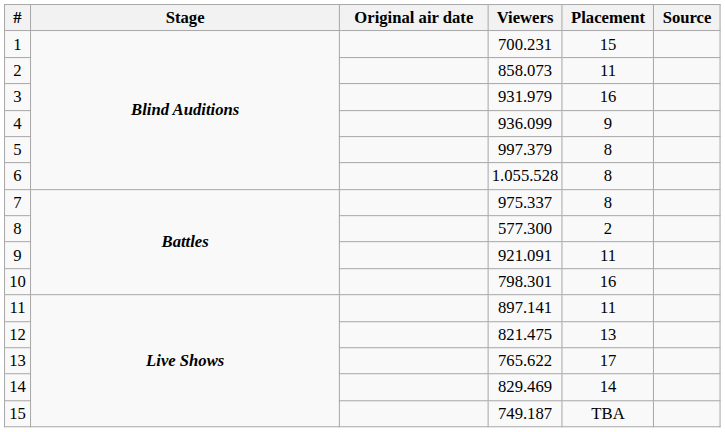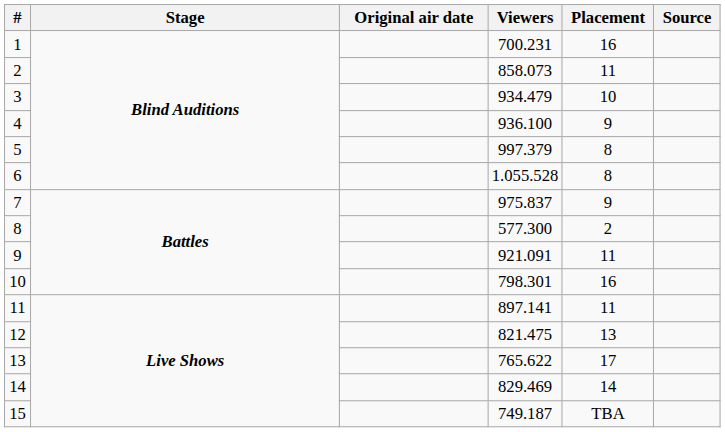(608, 44) 15 -> (608, 44) 16
(525, 96) 931.979 -> (525, 96) 934.479
(608, 96) 16 -> (608, 96) 10
(525, 123) 936.099 -> (525, 123) 936.100
(525, 202) 975.337 -> (525, 202) 975.837
(608, 202) 8 -> (608, 202) 9
